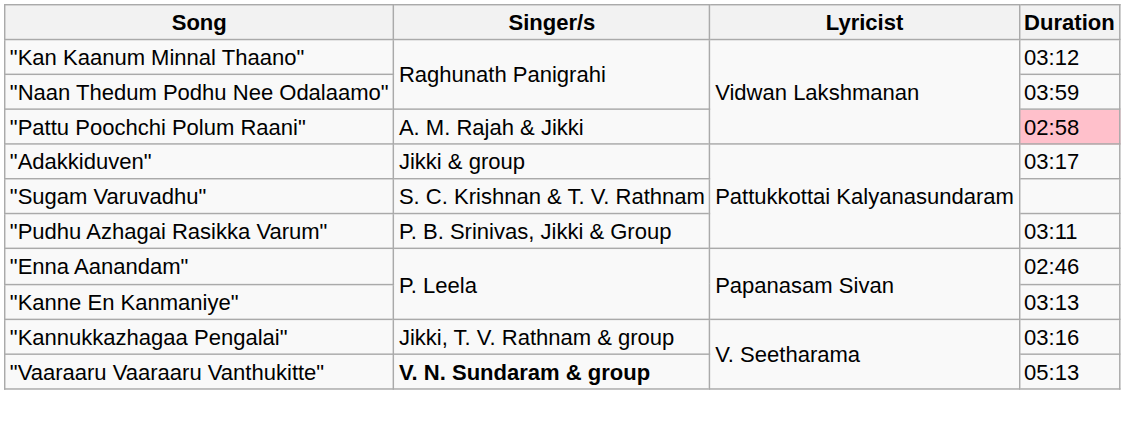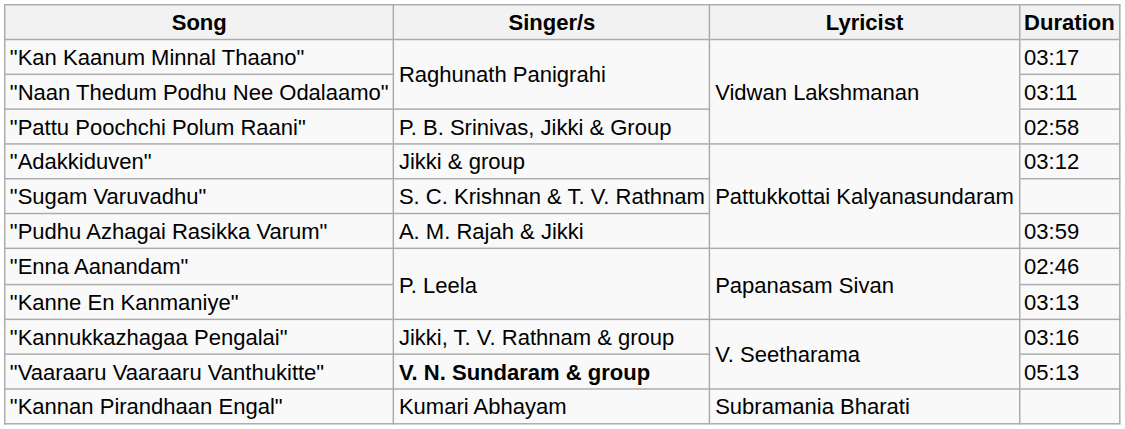(1052, 57) 03:12 -> (1052, 57) 03:17
(1052, 92) 03:59 -> (1051, 92) 03:11
(491, 127) A. M. Rajah & Jikki -> (535, 127) P. B. Srinivas, Jikki & Group
(1052, 127) pink background -> (1052, 127) no background
(1052, 162) 03:17 -> (1052, 162) 03:12
(535, 232) P. B. Srinivas, Jikki & Group -> (491, 232) A. M. Rajah & Jikki
(1051, 232) 03:11 -> (1052, 232) 03:59
+ row: (146, 406)
